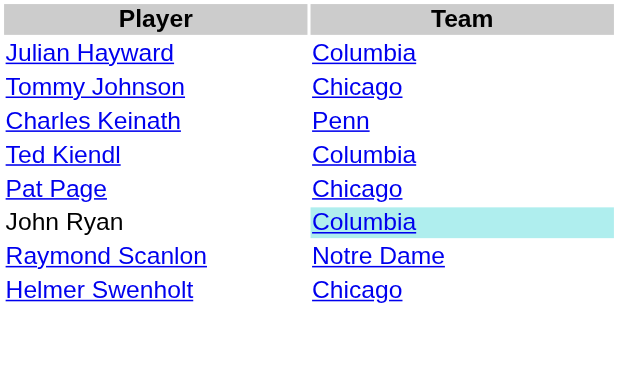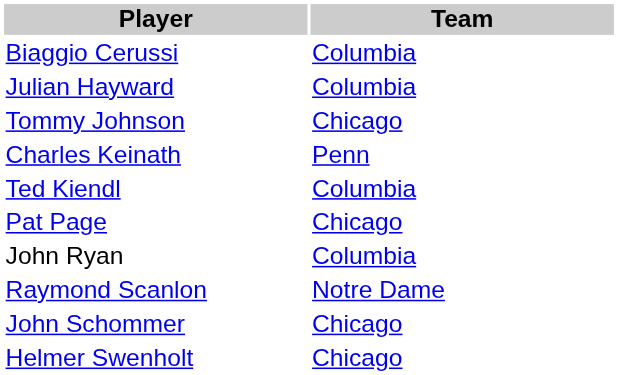+ row: (92, 53)
(364, 222) paleturquoise background -> (364, 256) no background
+ row: (95, 324)
